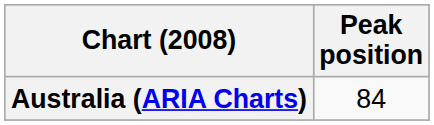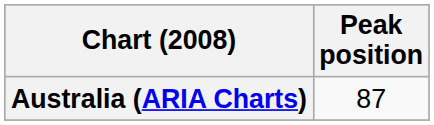(371, 98) 84 -> (371, 98) 87
